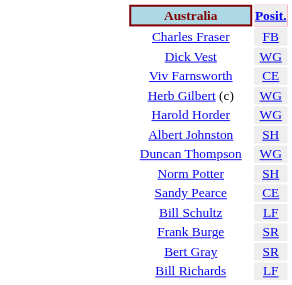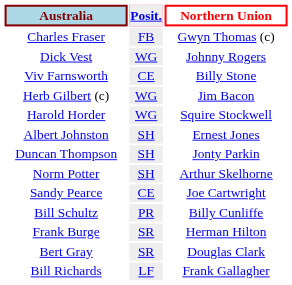+ column: (226, 15)
(271, 154) WG -> (146, 154) SH
(271, 212) LF -> (146, 212) PR
